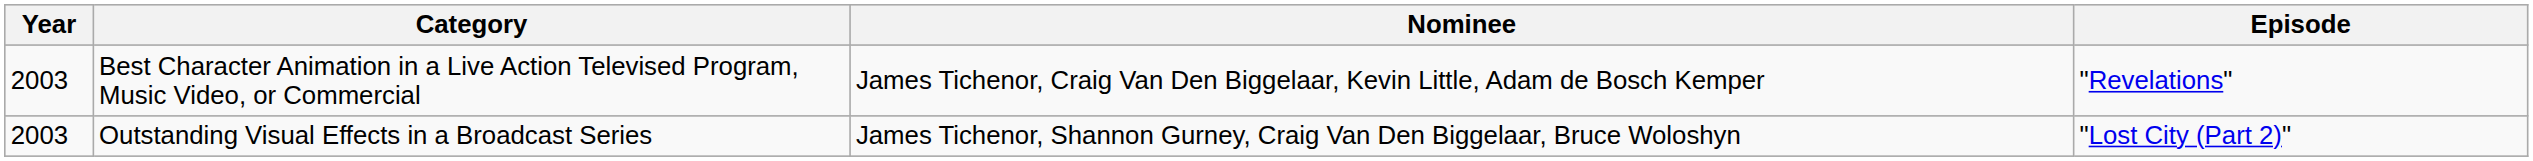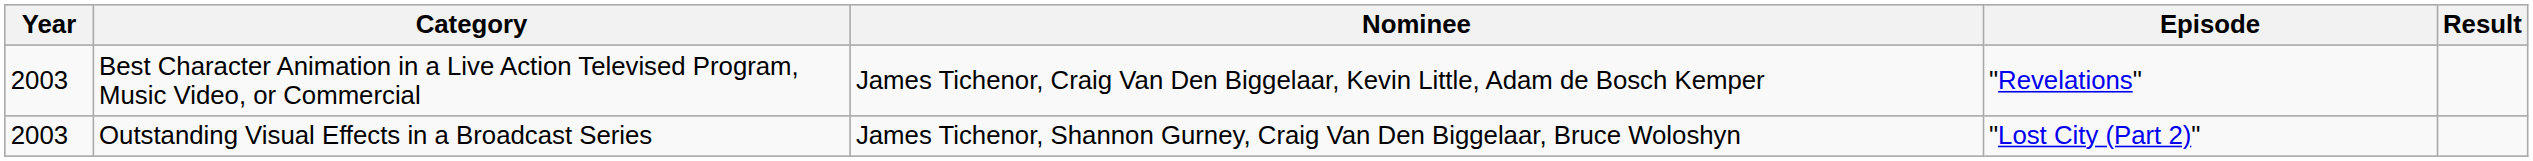+ column: (2482, 24)
